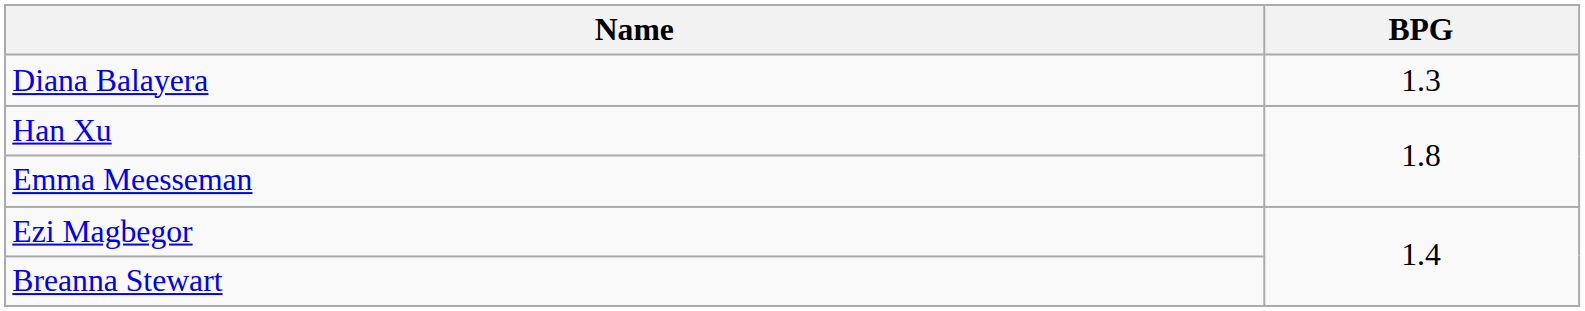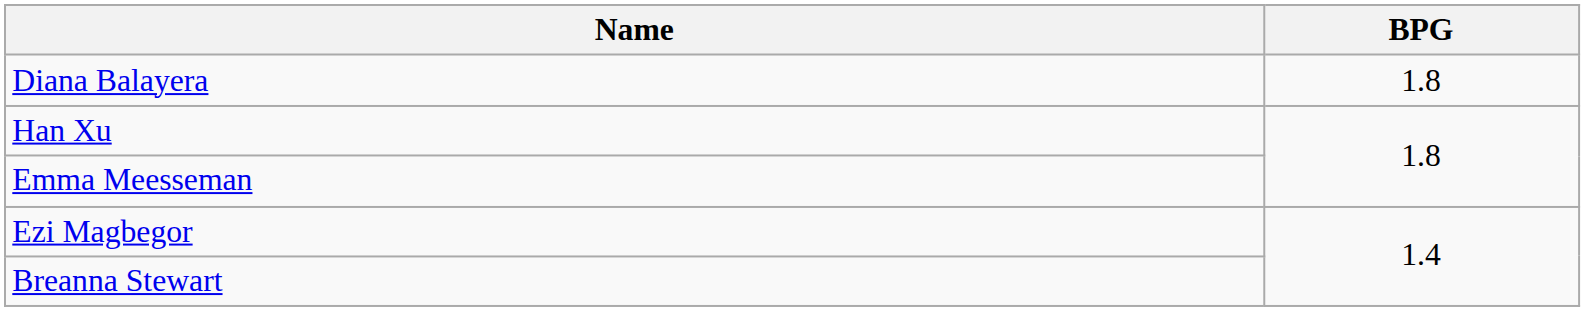(1421, 79) 1.3 -> (1421, 79) 1.8
